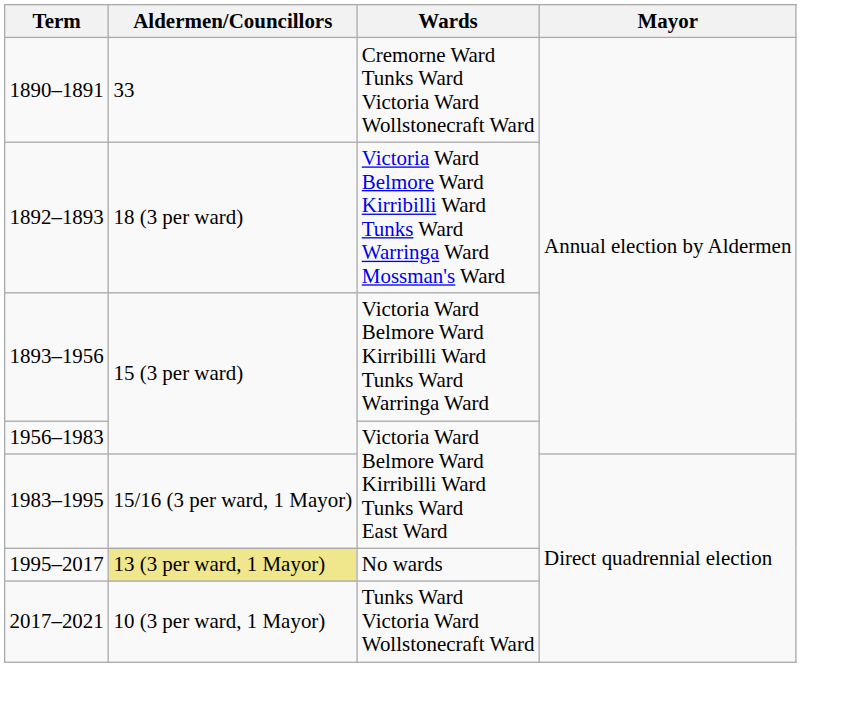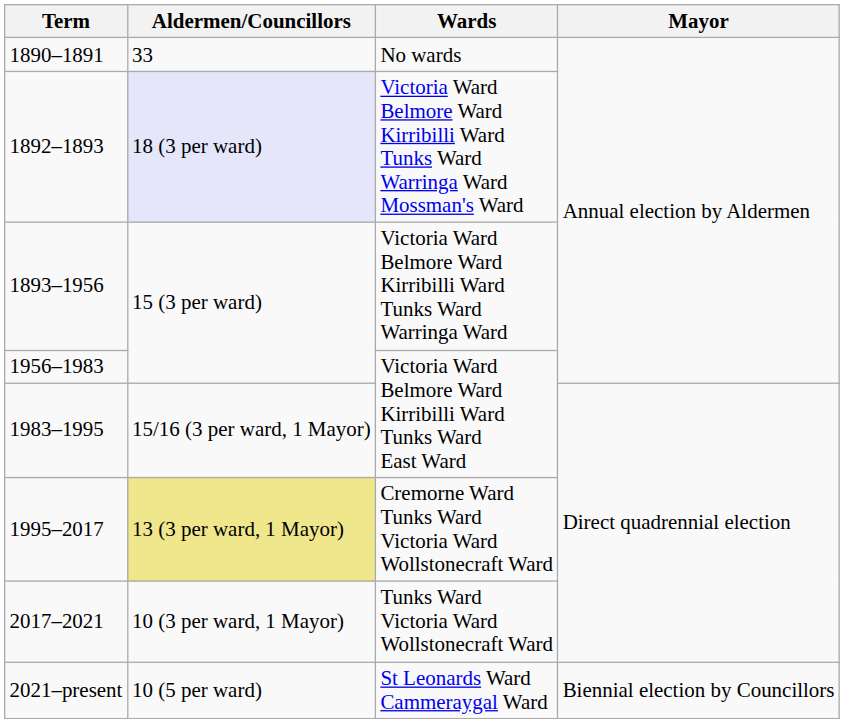(448, 89) Cremorne Ward Tunks Ward Victoria Ward Wollstonecraft Ward -> (421, 54) No wards
(178, 217) no background -> (197, 146) lavender background
(402, 564) No wards -> (467, 529) Cremorne Ward Tunks Ward Victoria Ward Wollstonecraft Ward
+ row: (66, 690)
